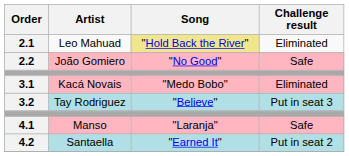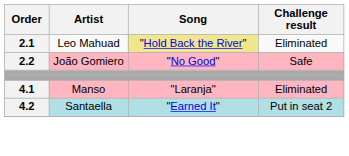- row: (27, 84)
- row: (27, 102)
(302, 125) Safe -> (301, 89) Eliminated
